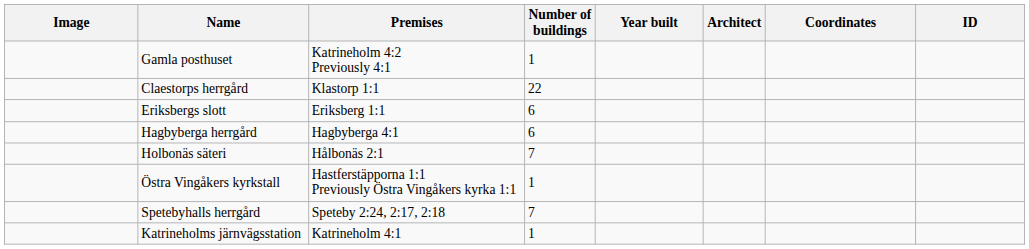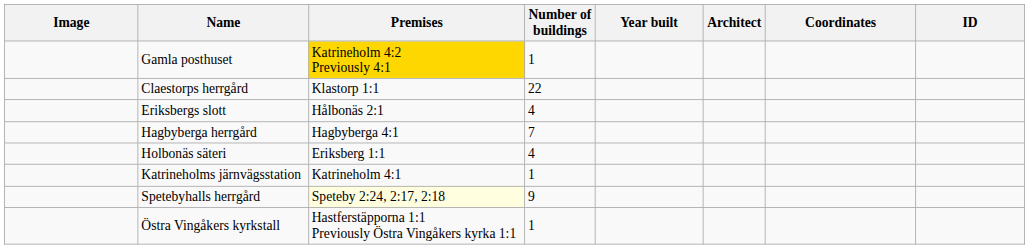(357, 59) no background -> (357, 59) gold background
(348, 110) Eriksberg 1:1 -> (348, 110) Hålbonäs 2:1
(531, 110) 6 -> (531, 110) 4
(531, 132) 6 -> (531, 132) 7
(348, 153) Hålbonäs 2:1 -> (348, 153) Eriksberg 1:1
(531, 153) 7 -> (531, 153) 4
rows swapped: (221, 233) <-> (211, 182)
(378, 212) no background -> (378, 196) lightyellow background
(531, 212) 7 -> (531, 196) 9
